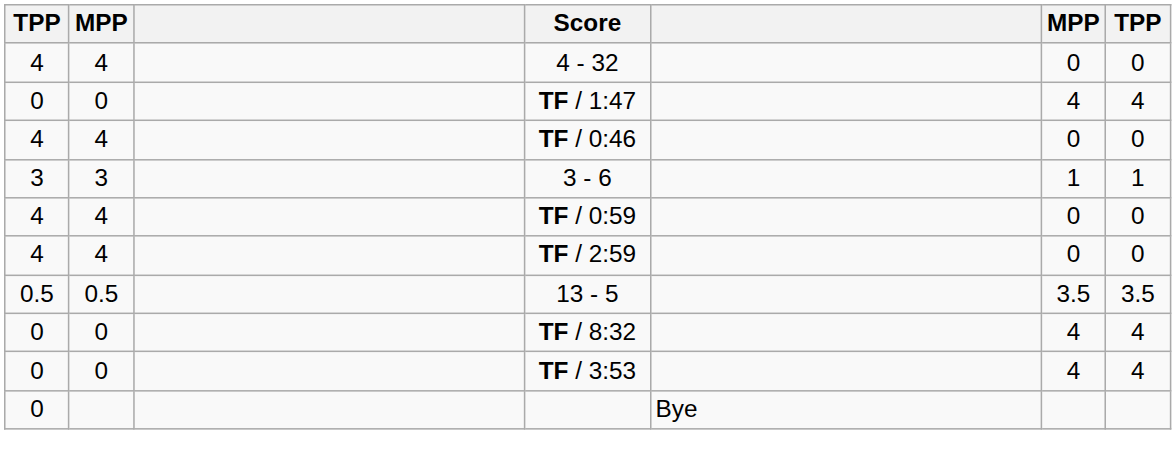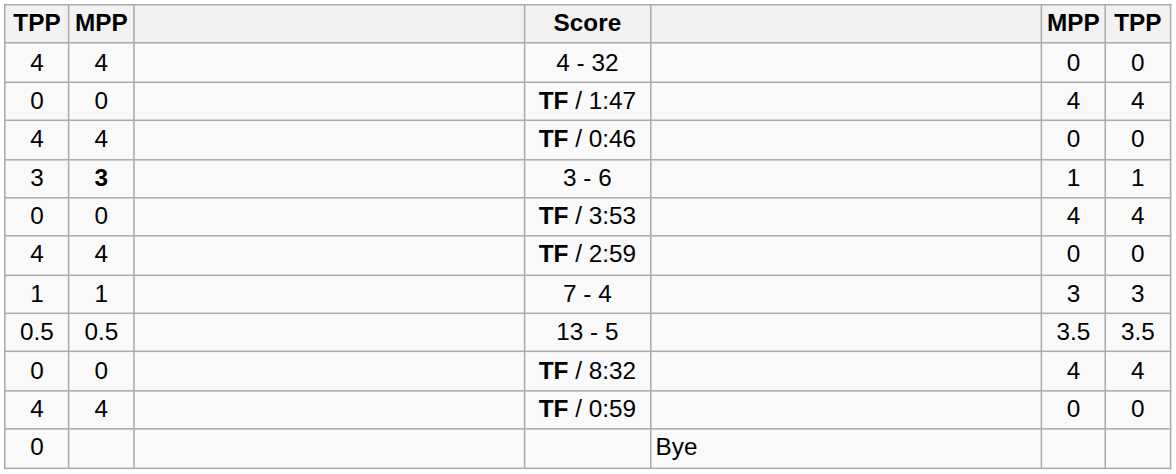(101, 178) normal -> (101, 178) bold
rows swapped: (587, 370) <-> (587, 216)
+ row: (587, 293)
